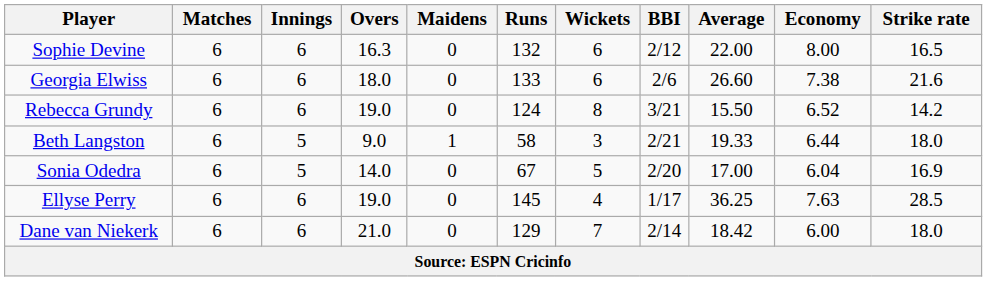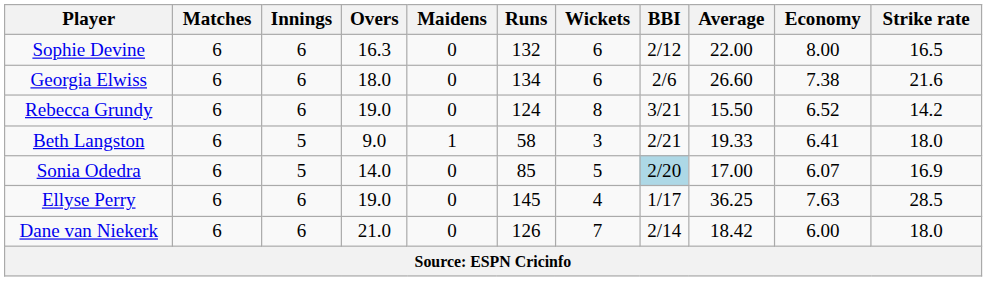(526, 79) 133 -> (526, 79) 134
(823, 140) 6.44 -> (823, 140) 6.41
(526, 170) 67 -> (526, 170) 85
(664, 170) no background -> (664, 170) lightblue background
(823, 170) 6.04 -> (823, 170) 6.07
(526, 230) 129 -> (526, 230) 126
